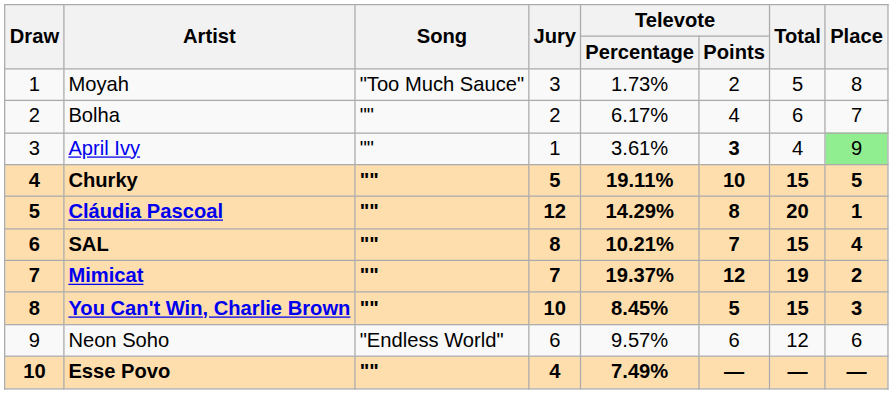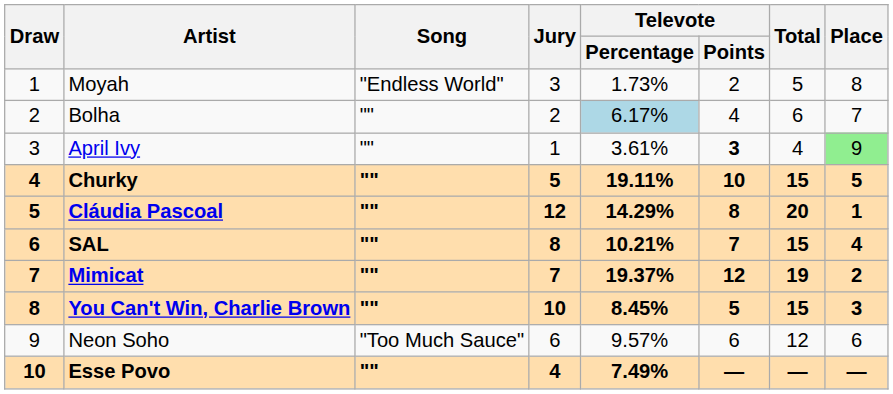(442, 84) "Too Much Sauce" -> (432, 84) "Endless World"
(640, 116) no background -> (640, 116) lightblue background
(432, 340) "Endless World" -> (442, 340) "Too Much Sauce"
